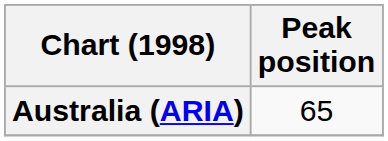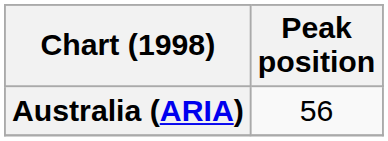(317, 110) 65 -> (317, 110) 56
